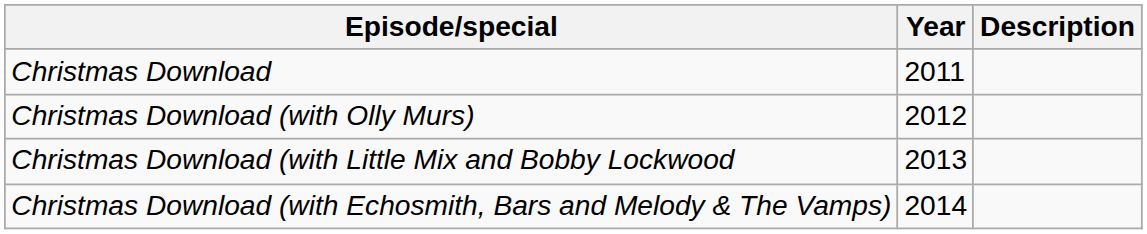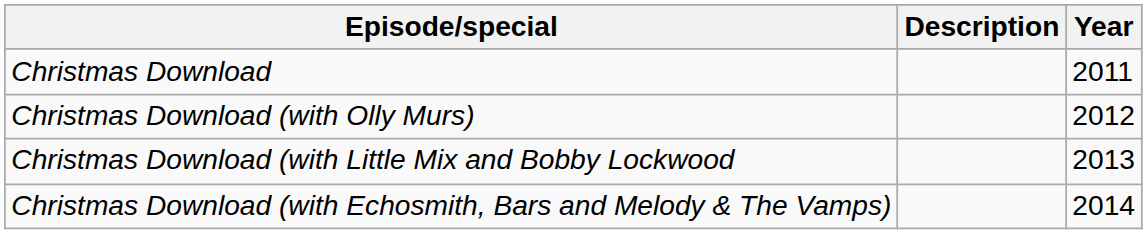columns swapped: (936, 26) <-> (1058, 26)
